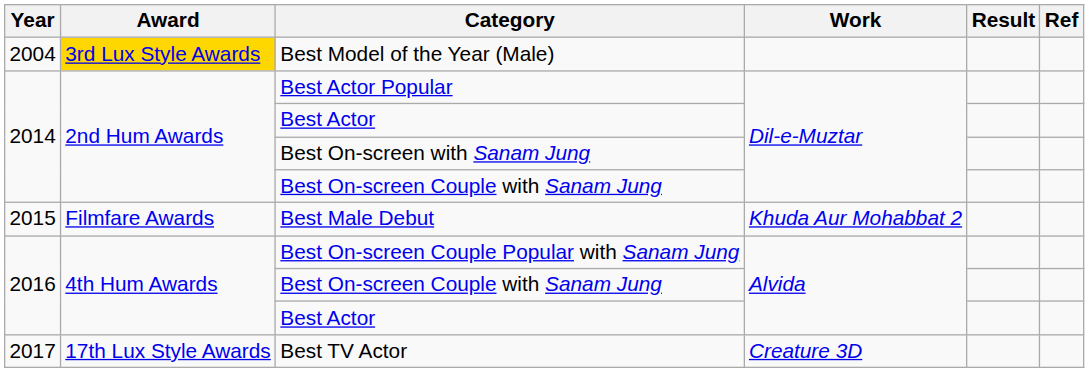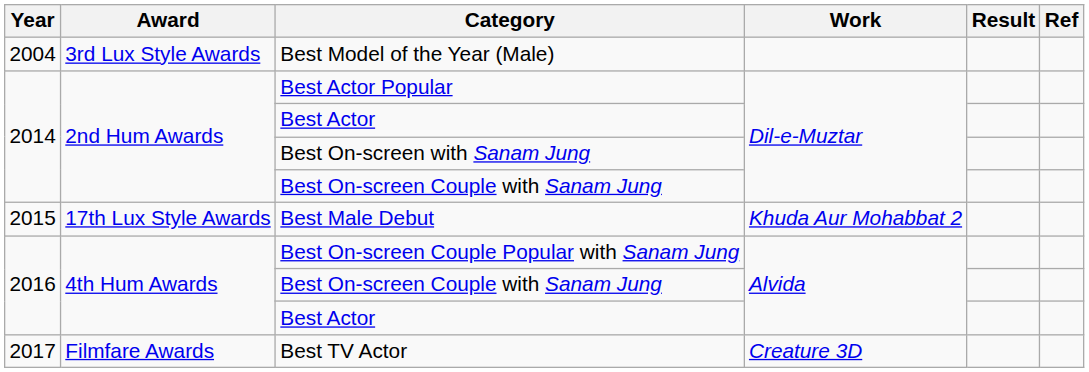(163, 53) gold background -> (163, 53) no background
(140, 218) Filmfare Awards -> (168, 218) 17th Lux Style Awards
(168, 350) 17th Lux Style Awards -> (140, 350) Filmfare Awards
